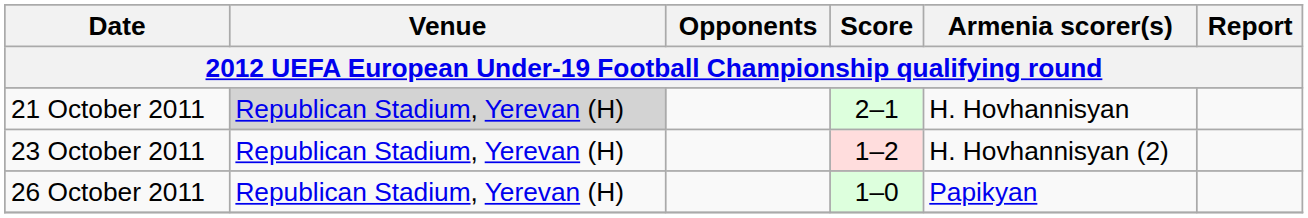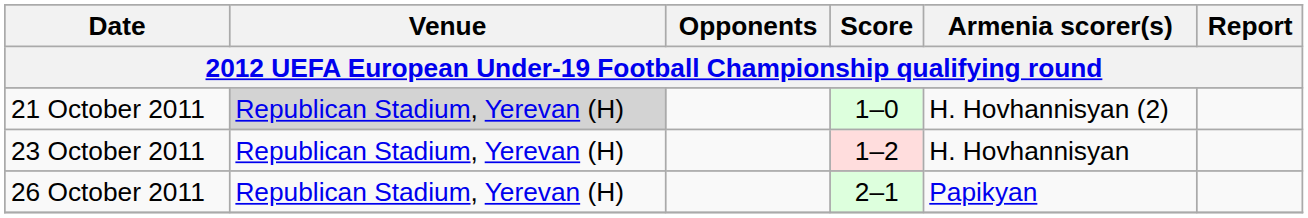(877, 109) 2–1 -> (877, 109) 1–0
(1029, 109) H. Hovhannisyan -> (1049, 109) H. Hovhannisyan (2)
(1049, 151) H. Hovhannisyan (2) -> (1029, 151) H. Hovhannisyan
(877, 192) 1–0 -> (877, 192) 2–1
